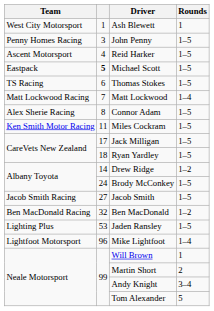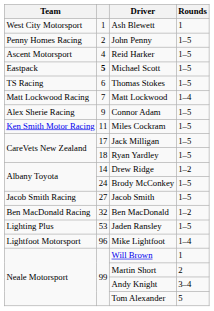(103, 39) 3 -> (103, 39) 2
(103, 111) 8 -> (103, 111) 9
